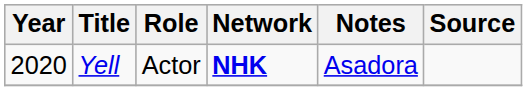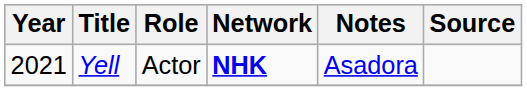(39, 64) 2020 -> (39, 64) 2021
